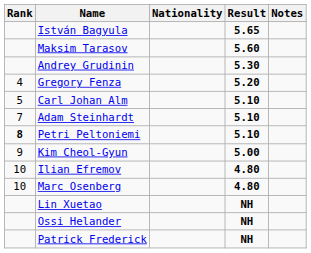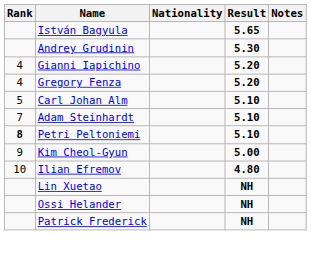- row: (83, 48)
+ row: (89, 65)
- row: (79, 187)
